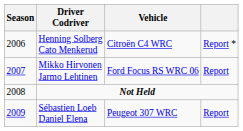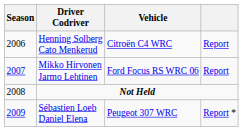(220, 44) Report * -> (216, 44) Report
(216, 113) Report -> (220, 113) Report *
